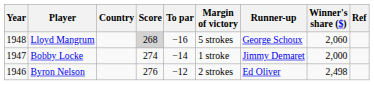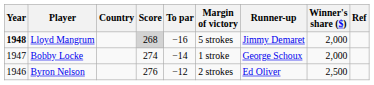(16, 40) normal -> (16, 40) bold
(272, 40) George Schoux -> (274, 40) Jimmy Demaret
(337, 40) 2,060 -> (337, 40) 2,000
(274, 56) Jimmy Demaret -> (272, 56) George Schoux
(337, 72) 2,498 -> (337, 72) 2,500
